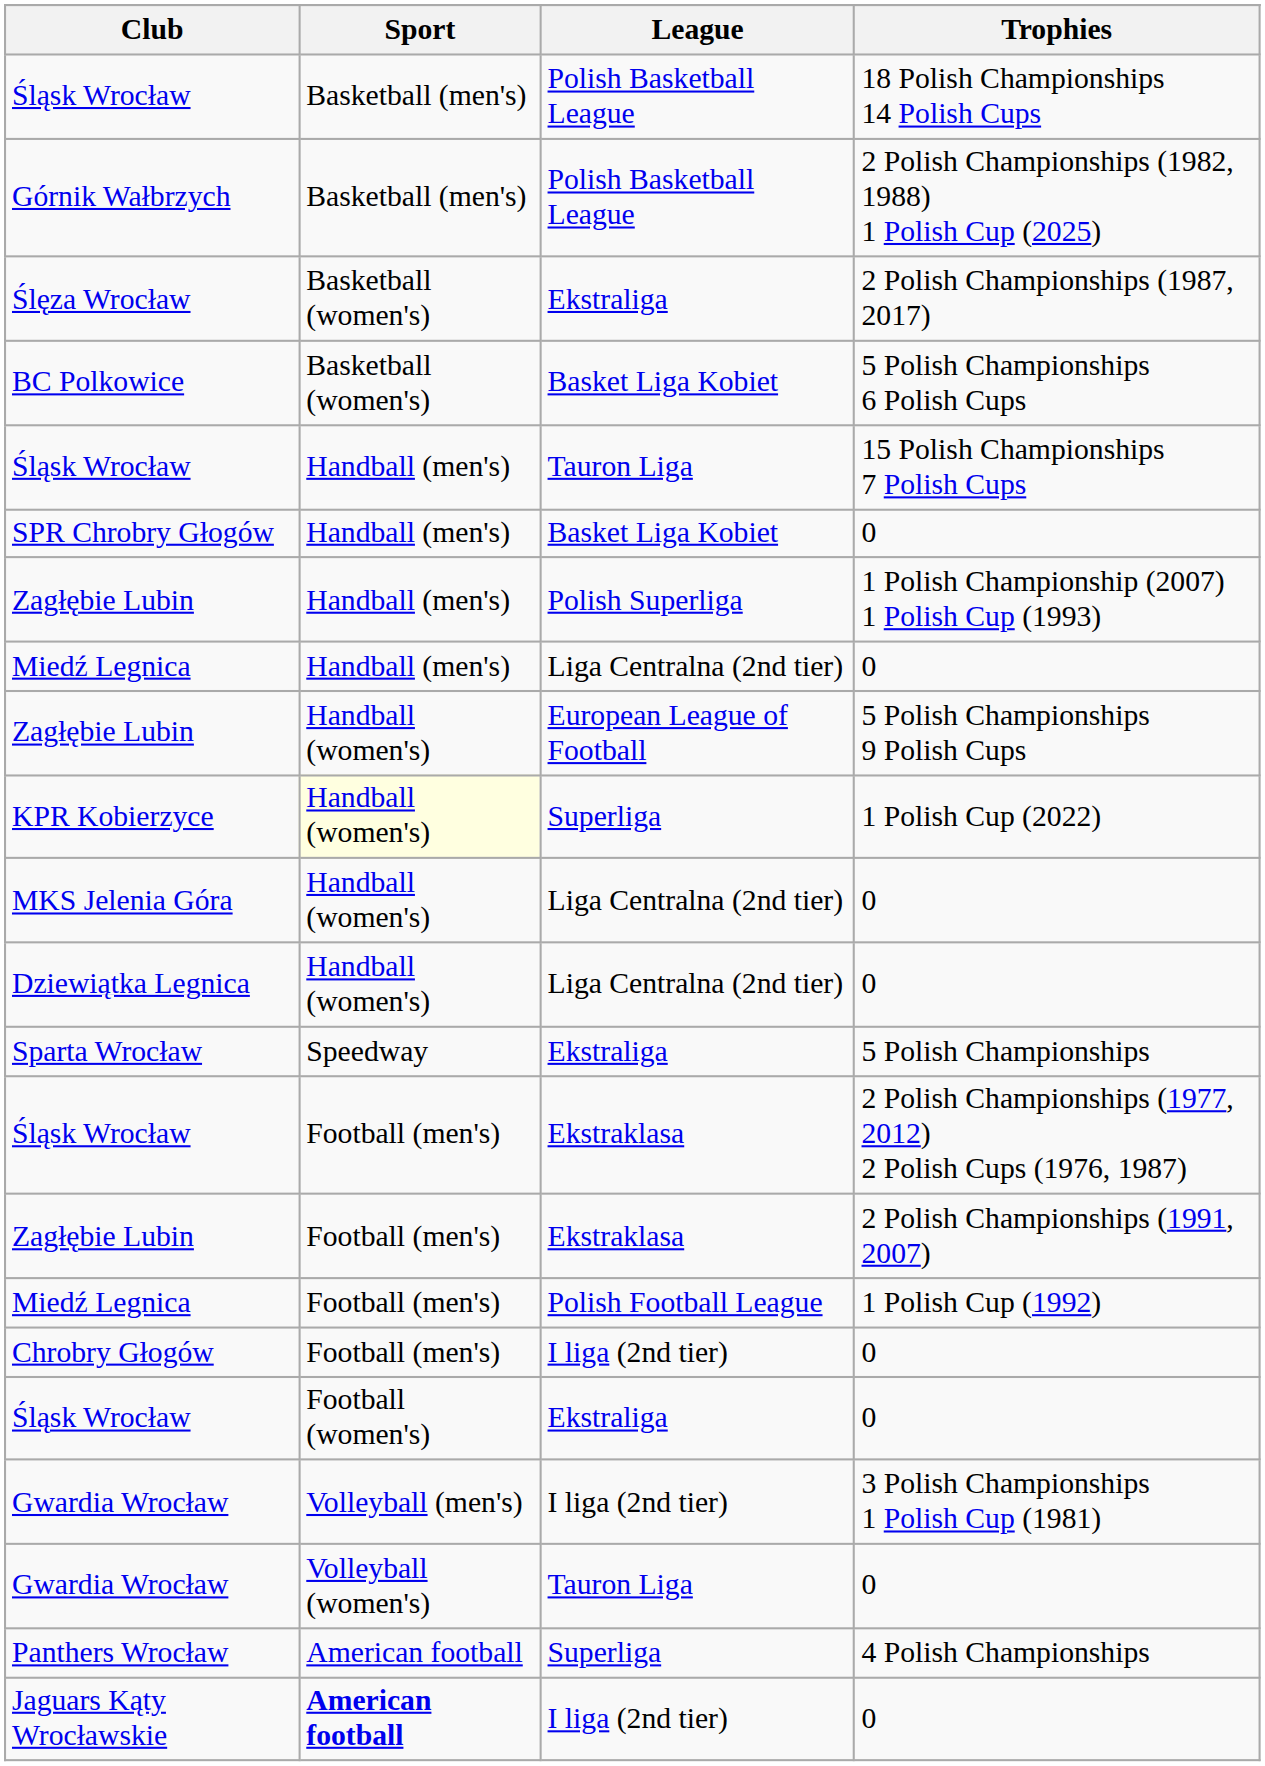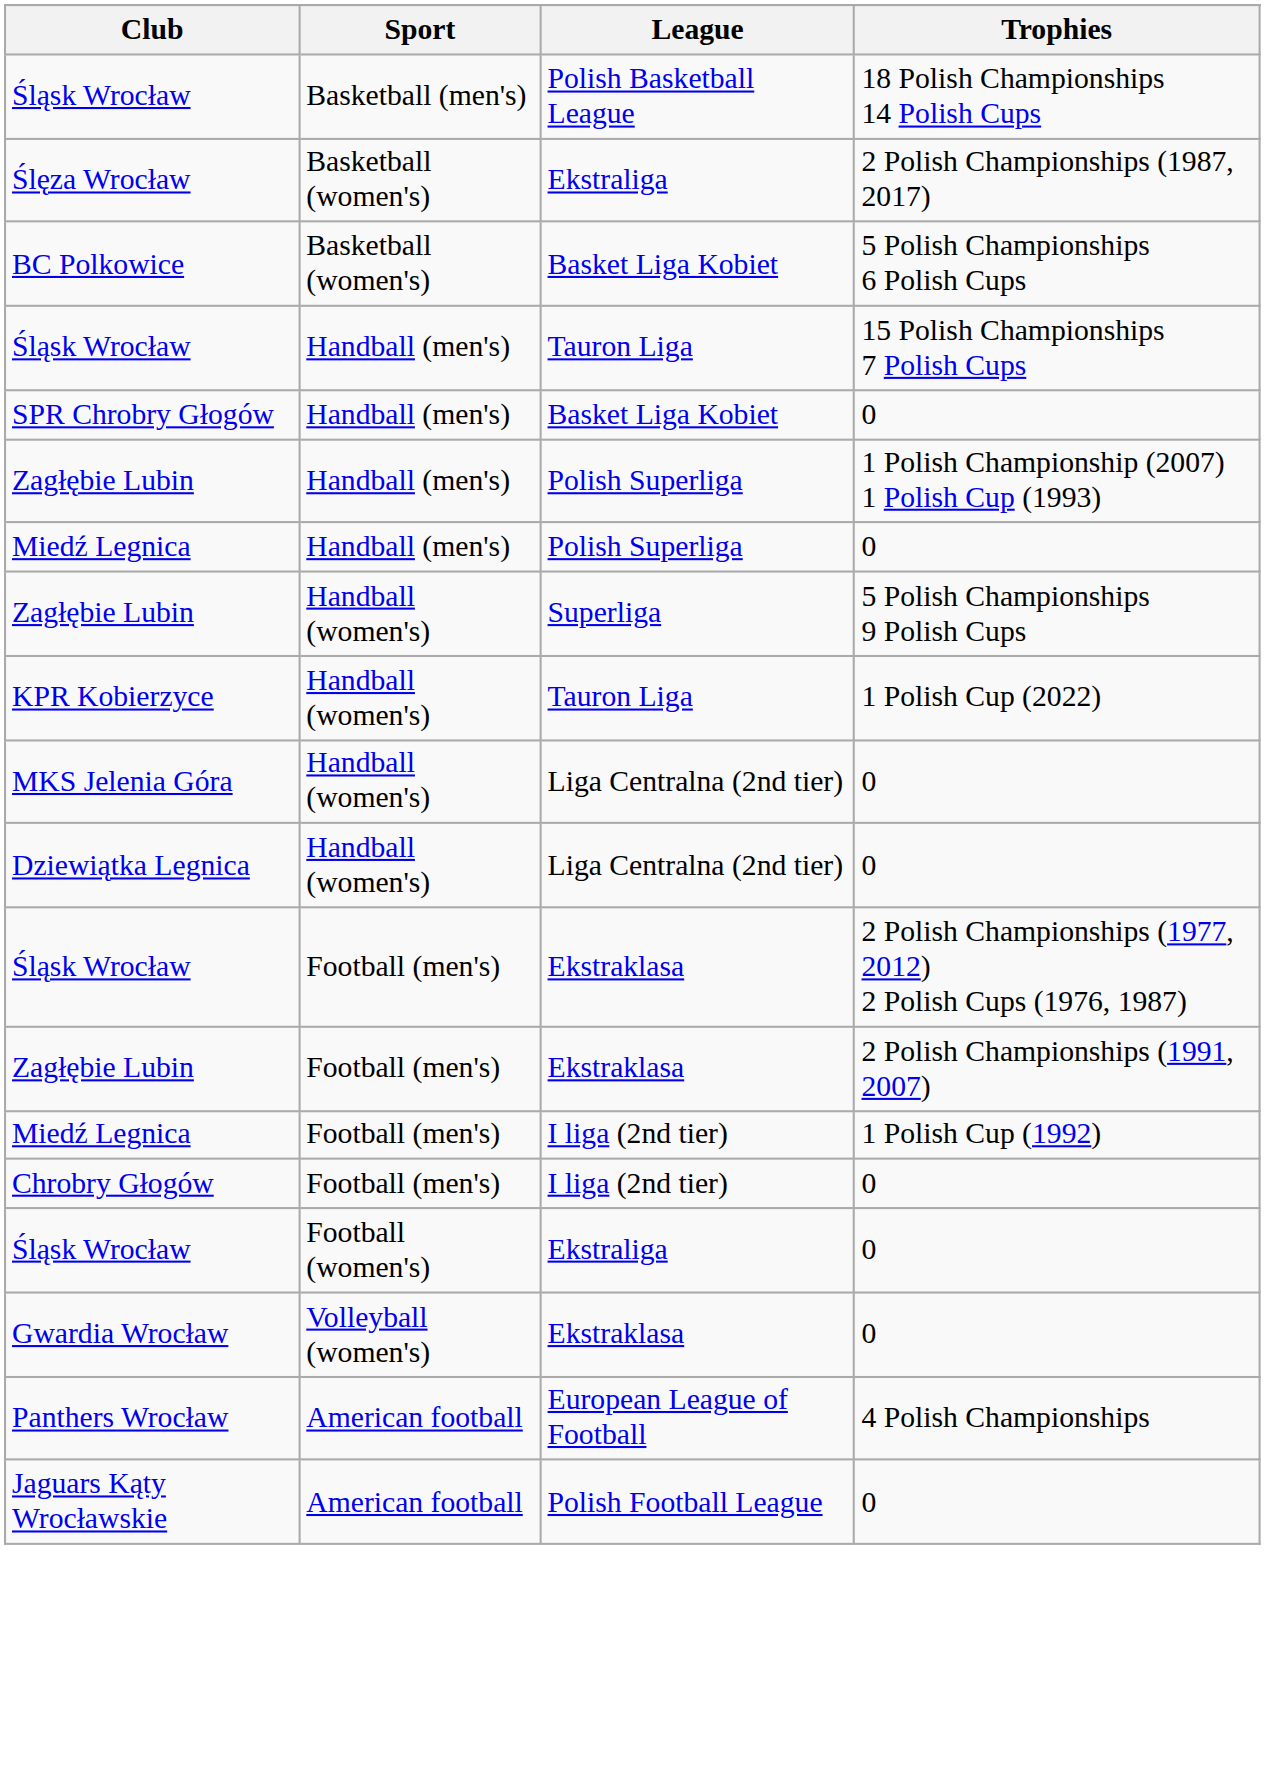- row: (121, 197)
(695, 665) Liga Centralna (2nd tier) -> (645, 546) Polish Superliga
(668, 732) European League of Football -> (604, 613) Superliga
(368, 816) lightyellow background -> (368, 697) no background
(604, 816) Superliga -> (620, 697) Tauron Liga
- row: (107, 1050)
(685, 1302) Polish Football League -> (638, 1134) I liga (2nd tier)
- row: (120, 1501)
(620, 1585) Tauron Liga -> (616, 1333) Ekstraklasa
(604, 1652) Superliga -> (668, 1417) European League of Football
(369, 1718) bold -> (415, 1501) normal
(638, 1718) I liga (2nd tier) -> (685, 1501) Polish Football League
